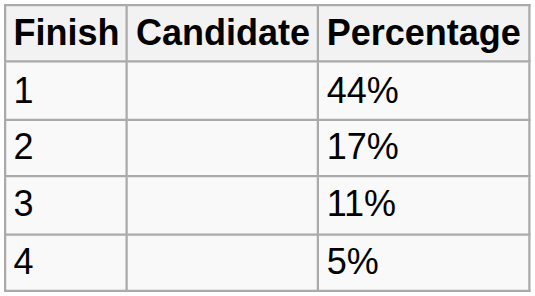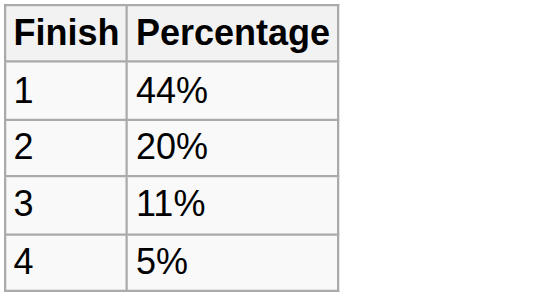- column: (223, 33)
(363, 147) 17% -> (172, 147) 20%
